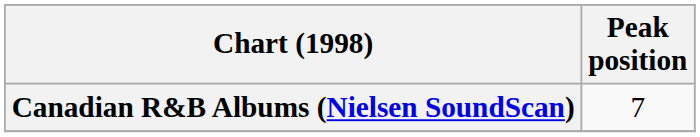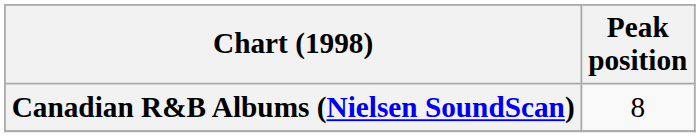(638, 107) 7 -> (638, 107) 8
